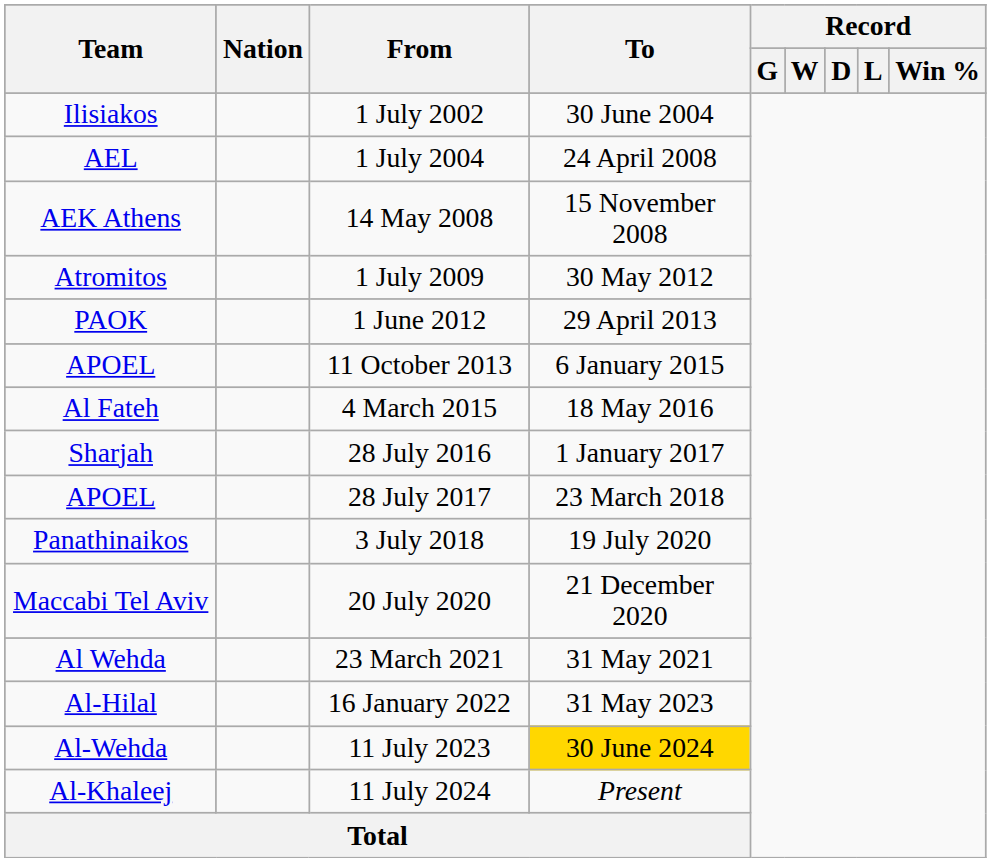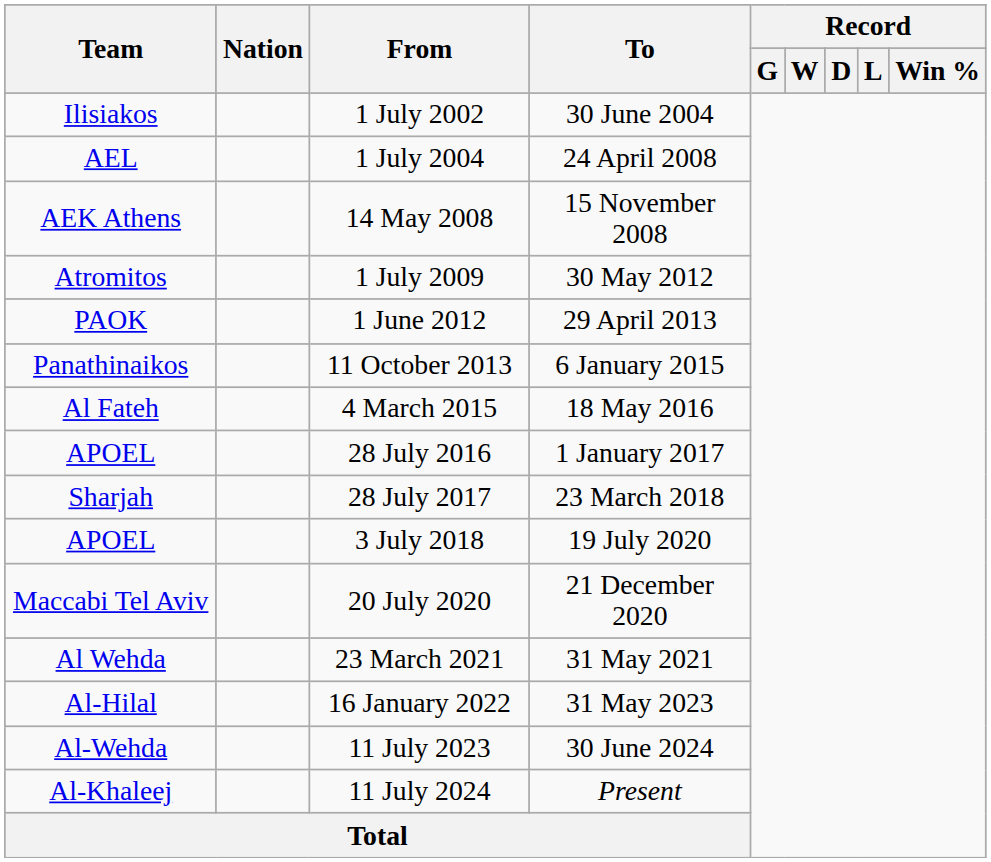(111, 364) APOEL -> (111, 364) Panathinaikos
(111, 452) Sharjah -> (111, 452) APOEL
(111, 496) APOEL -> (111, 496) Sharjah
(111, 540) Panathinaikos -> (111, 540) APOEL
(640, 747) gold background -> (640, 747) no background
